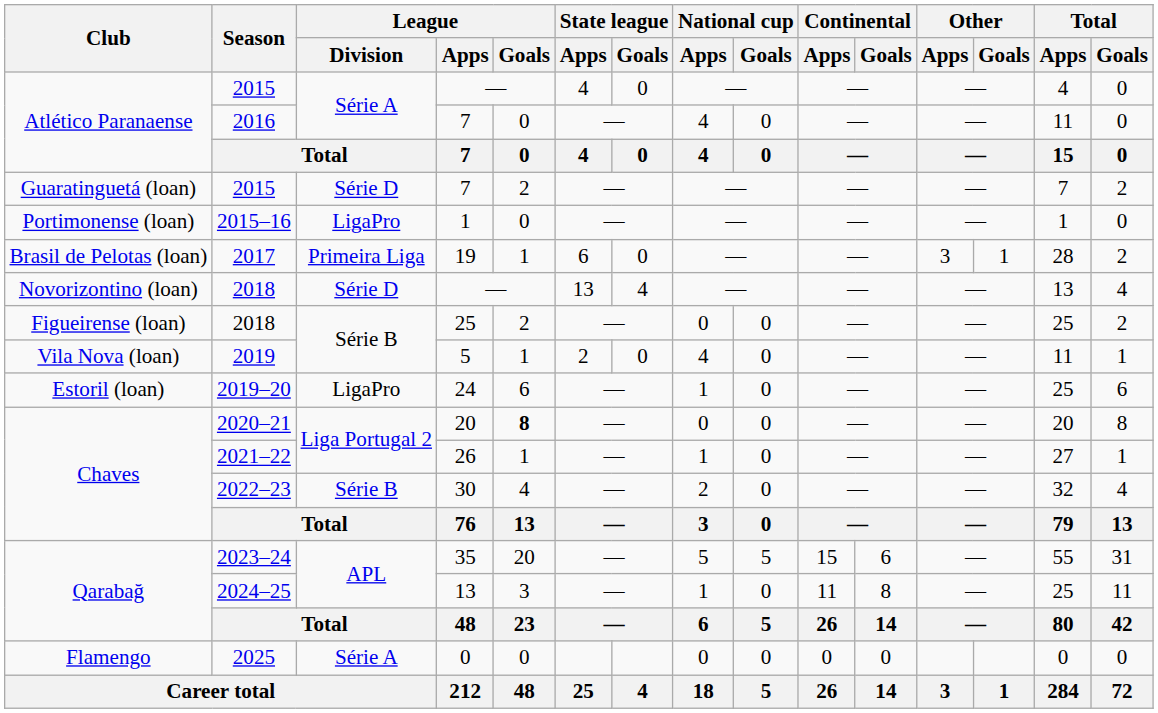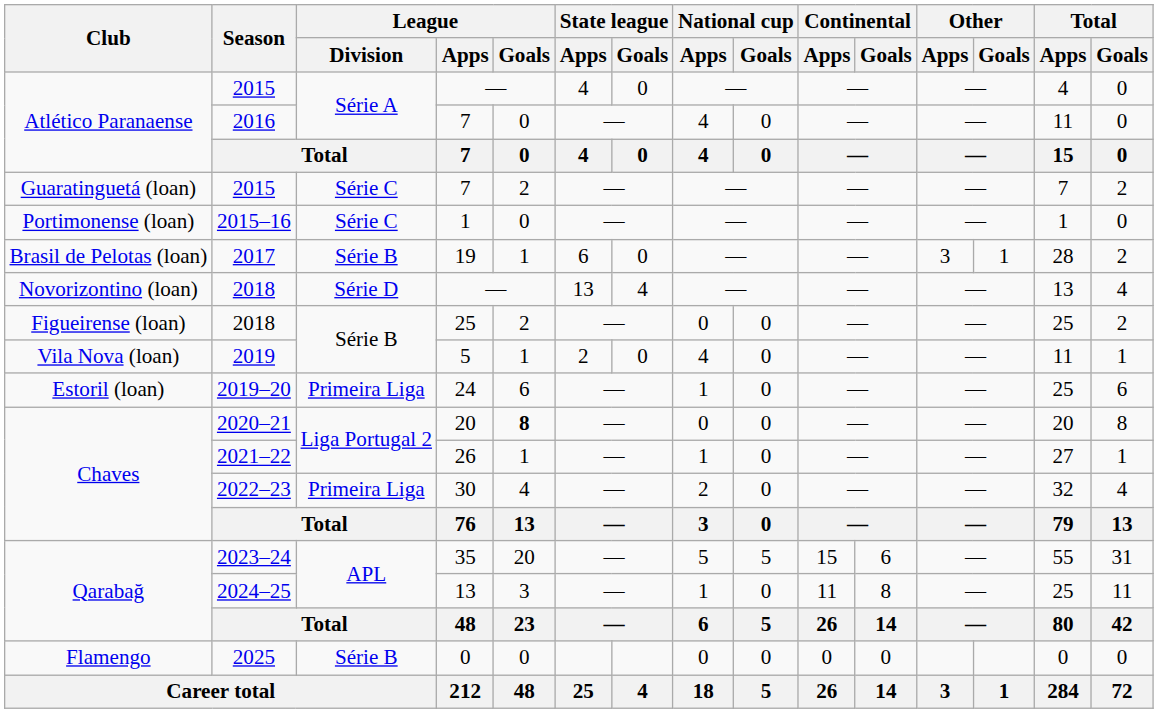(366, 188) Série D -> (366, 188) Série C
(366, 222) LigaPro -> (366, 222) Série C
(366, 255) Primeira Liga -> (366, 255) Série B
(366, 389) LigaPro -> (366, 389) Primeira Liga
(366, 490) Série B -> (366, 490) Primeira Liga
(366, 657) Série A -> (366, 657) Série B
